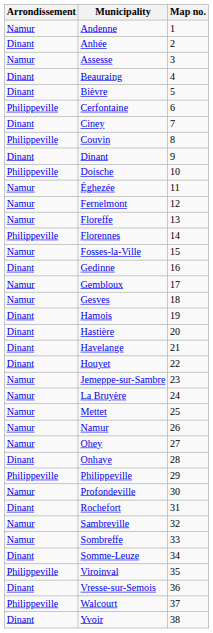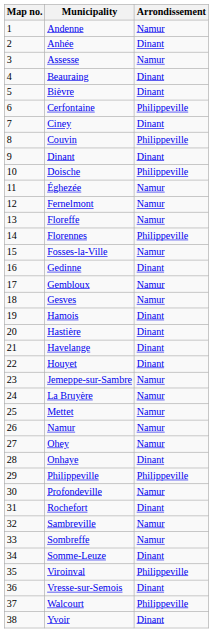columns swapped: (188, 12) <-> (41, 12)
